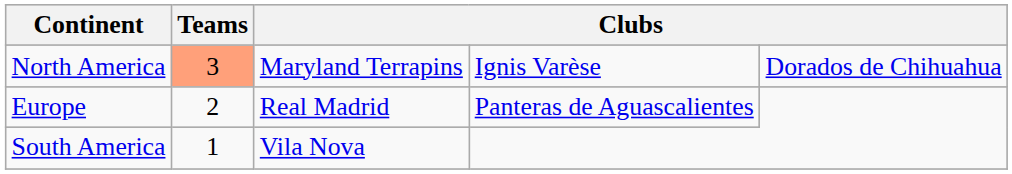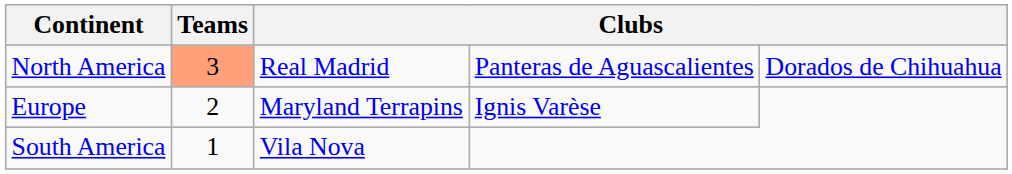(361, 65) Maryland Terrapins -> (325, 65) Real Madrid
(538, 65) Ignis Varèse -> (614, 65) Panteras de Aguascalientes
(325, 106) Real Madrid -> (361, 106) Maryland Terrapins
(614, 106) Panteras de Aguascalientes -> (538, 106) Ignis Varèse
